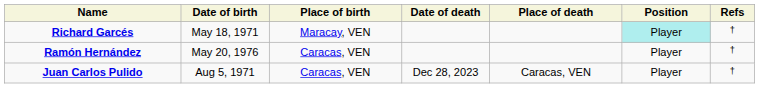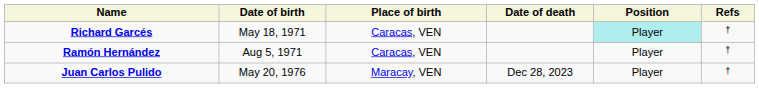- column: (556, 13)
(335, 32) Maracay, VEN -> (406, 32) Caracas, VEN
(225, 52) May 20, 1976 -> (272, 52) Aug 5, 1971
(225, 73) Aug 5, 1971 -> (272, 73) May 20, 1976
(335, 73) Caracas, VEN -> (406, 73) Maracay, VEN
